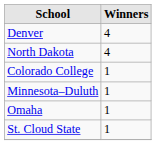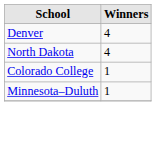- row: (25, 110)
- row: (44, 129)
